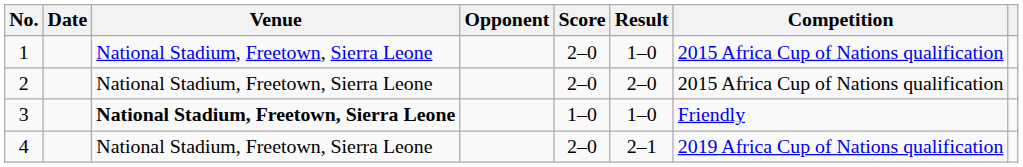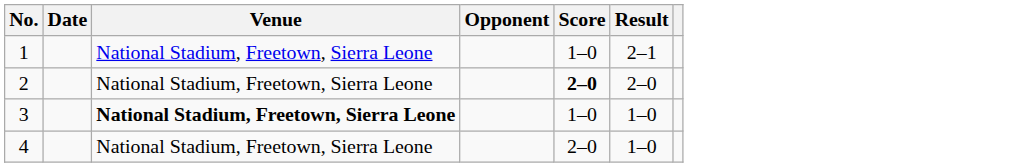- column: (841, 20)
(582, 51) 2–0 -> (582, 51) 1–0
(642, 51) 1–0 -> (642, 51) 2–1
(582, 83) normal -> (582, 83) bold
(642, 146) 2–1 -> (642, 146) 1–0
